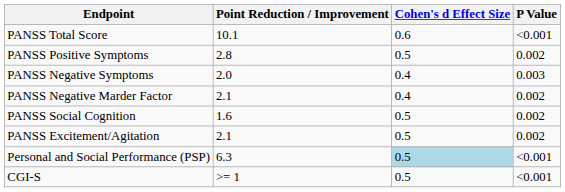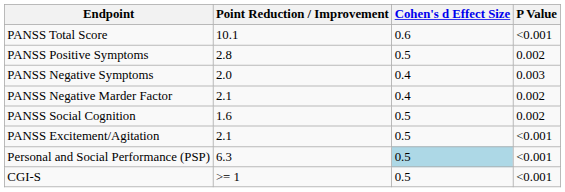(531, 136) 0.002 -> (534, 136) <0.001
